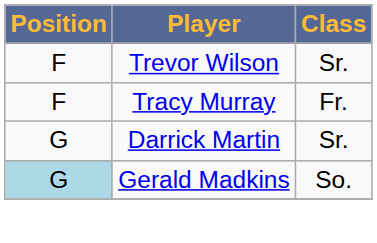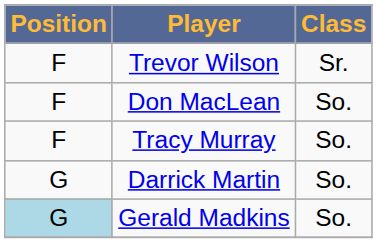+ row: (204, 101)
(334, 101) Fr. -> (334, 140) So.
(334, 140) Sr. -> (334, 179) So.
